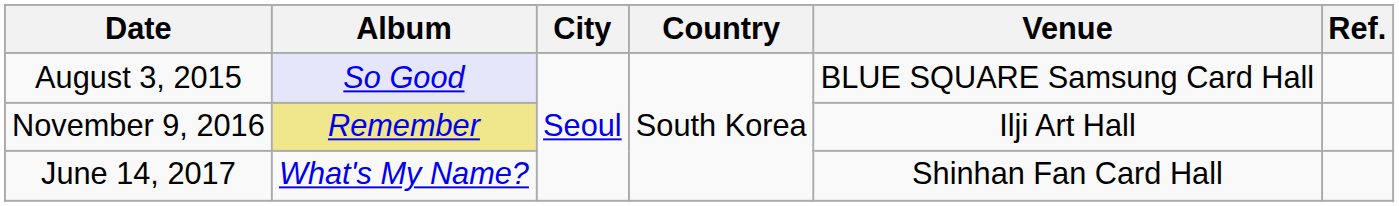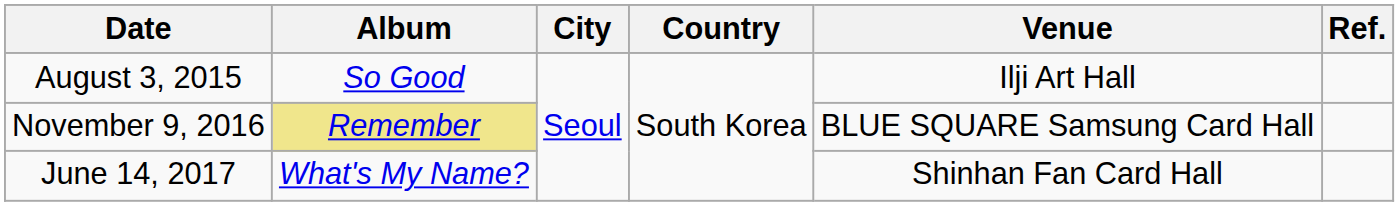(404, 77) lavender background -> (404, 77) no background
(1067, 77) BLUE SQUARE Samsung Card Hall -> (1067, 77) Ilji Art Hall
(1067, 126) Ilji Art Hall -> (1067, 126) BLUE SQUARE Samsung Card Hall
